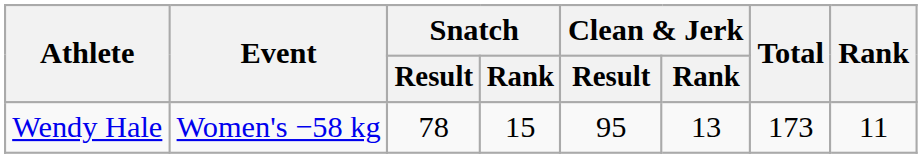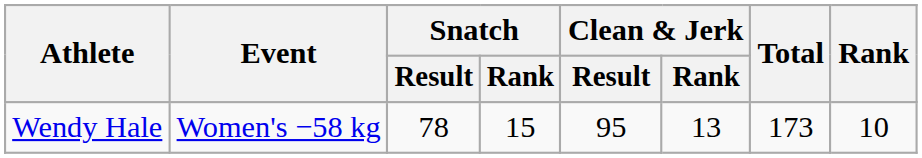(874, 127) 11 -> (874, 127) 10
